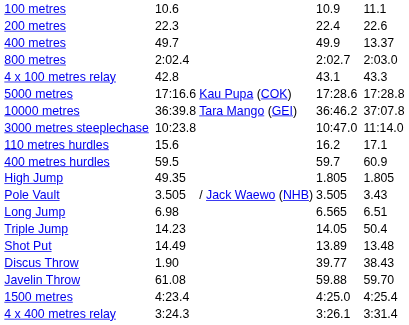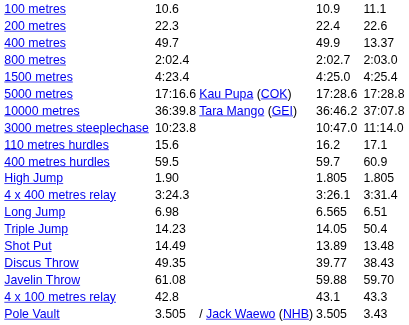rows swapped: (39, 297) <-> (60, 77)
(170, 178) 49.35 -> (167, 178) 1.90
rows swapped: (32, 195) <-> (60, 314)
(167, 263) 1.90 -> (170, 263) 49.35
